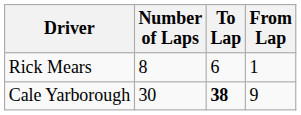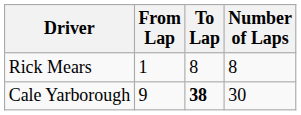columns swapped: (271, 28) <-> (170, 28)
(215, 67) 6 -> (194, 67) 8
